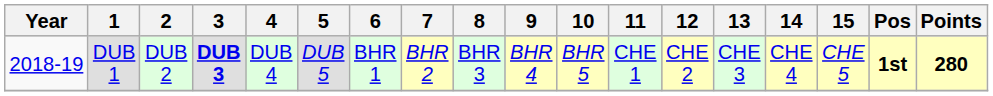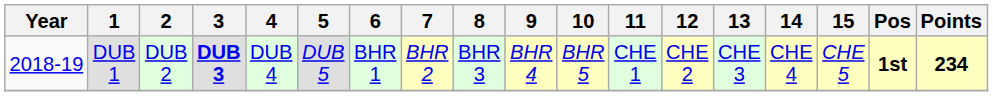(951, 63) 280 -> (951, 63) 234
